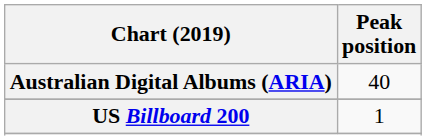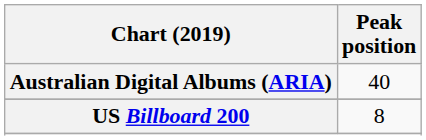(379, 116) 1 -> (379, 116) 8
